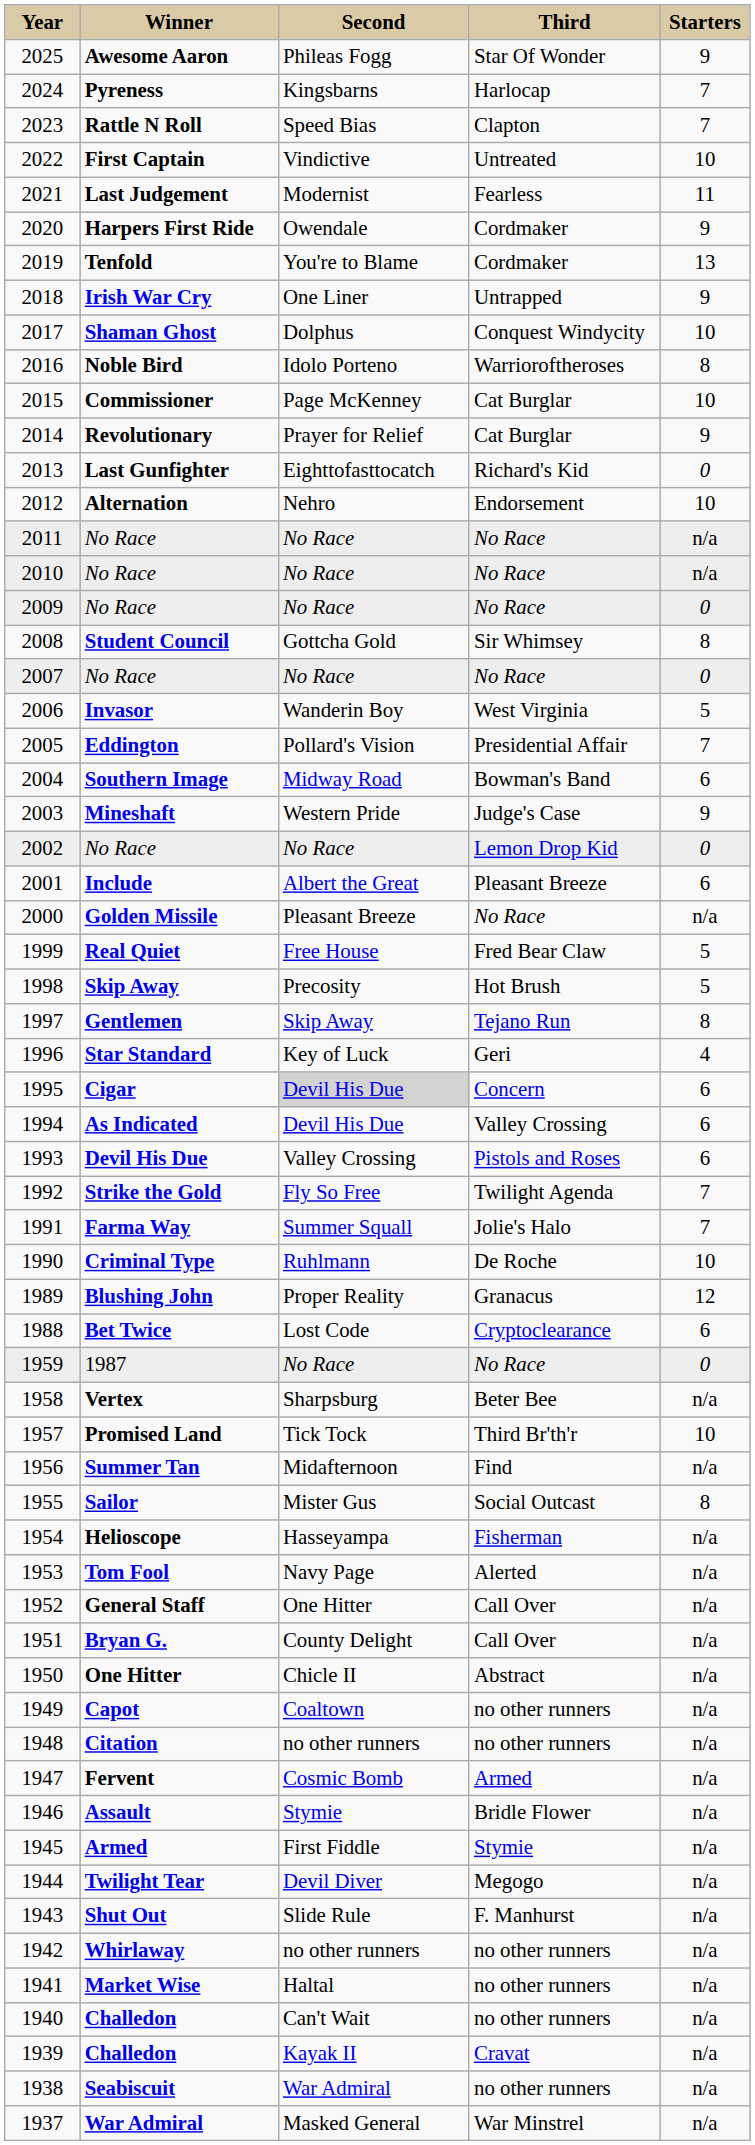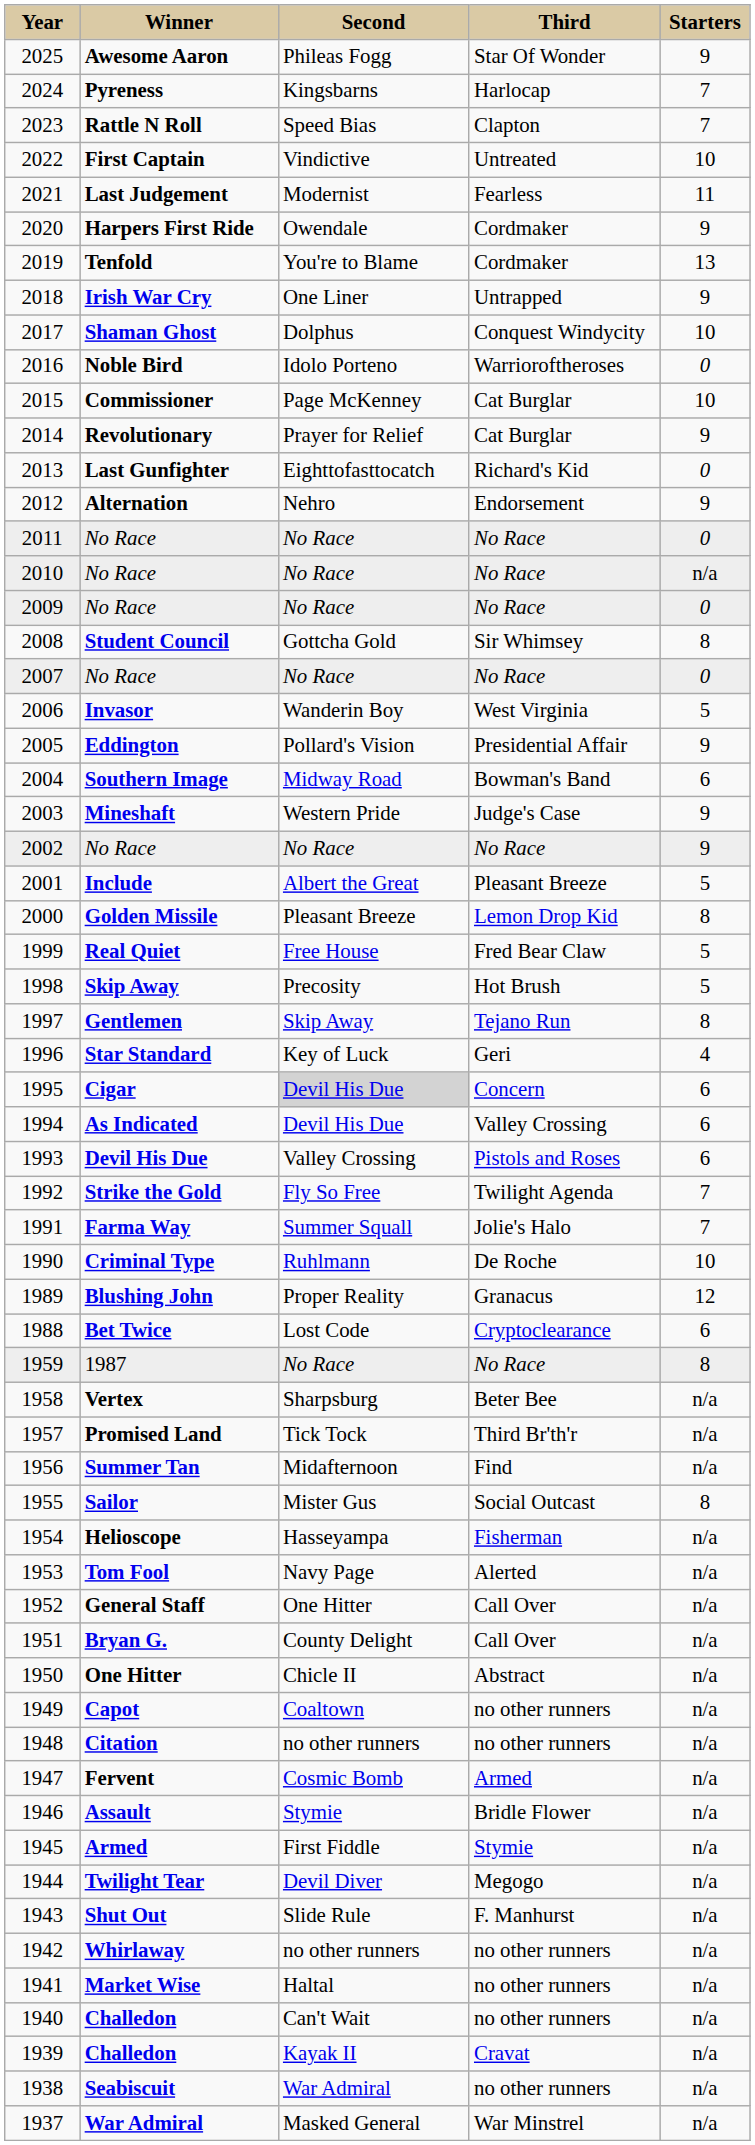(705, 366) 8 -> (705, 366) 0
(705, 504) 10 -> (705, 504) 9
(705, 538) n/a -> (705, 538) 0
(705, 745) 7 -> (705, 745) 9
(546, 848) Lemon Drop Kid -> (510, 848) No Race
(705, 848) 0 -> (705, 848) 9
(705, 883) 6 -> (705, 883) 5
(510, 917) No Race -> (546, 917) Lemon Drop Kid
(705, 917) n/a -> (705, 917) 8
(705, 1365) 0 -> (705, 1365) 8
(705, 1434) 10 -> (705, 1434) n/a
